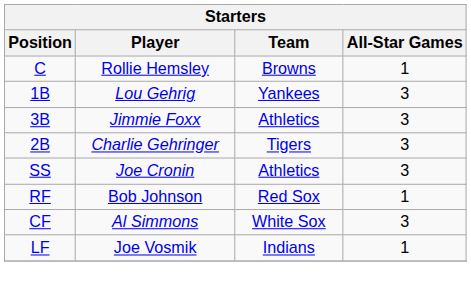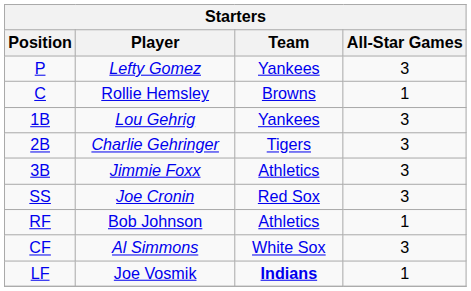+ row: (155, 68)
rows swapped: (155, 145) <-> (155, 119)
(289, 171) Athletics -> (289, 196) Red Sox
(289, 196) Red Sox -> (289, 222) Athletics
(289, 247) normal -> (289, 273) bold
